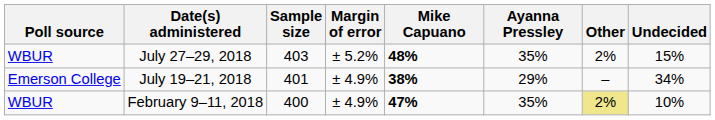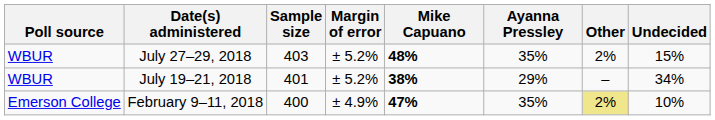(64, 79) Emerson College -> (30, 79) WBUR
(355, 79) ± 4.9% -> (355, 79) ± 5.2%
(30, 102) WBUR -> (64, 102) Emerson College
